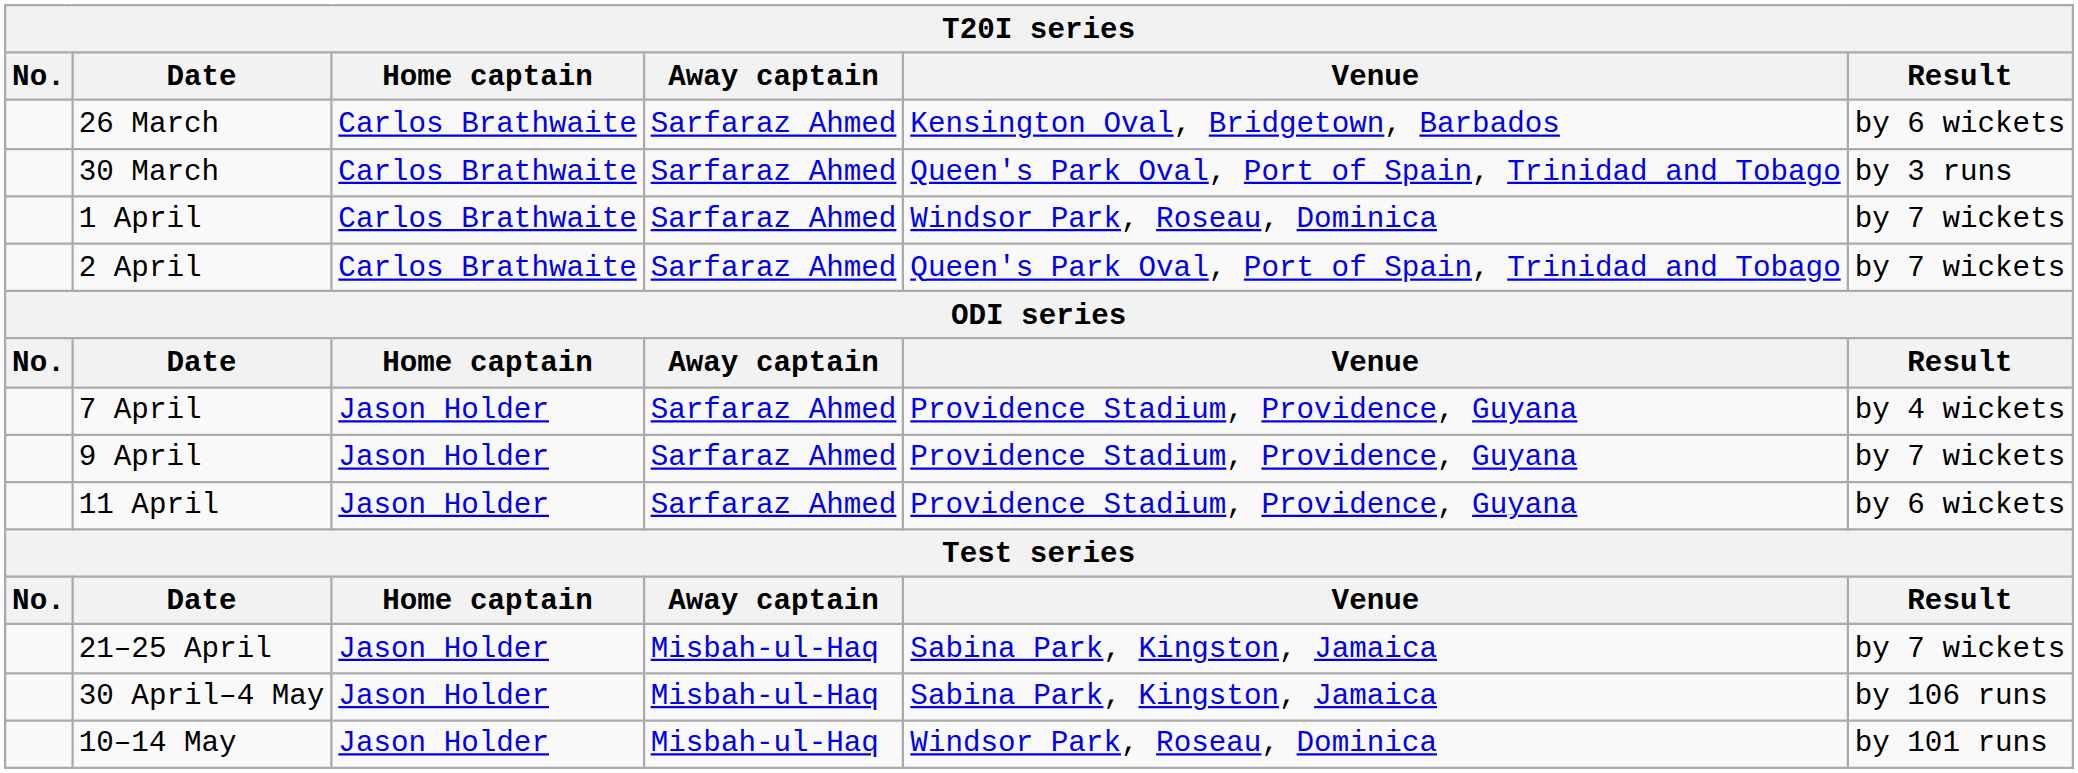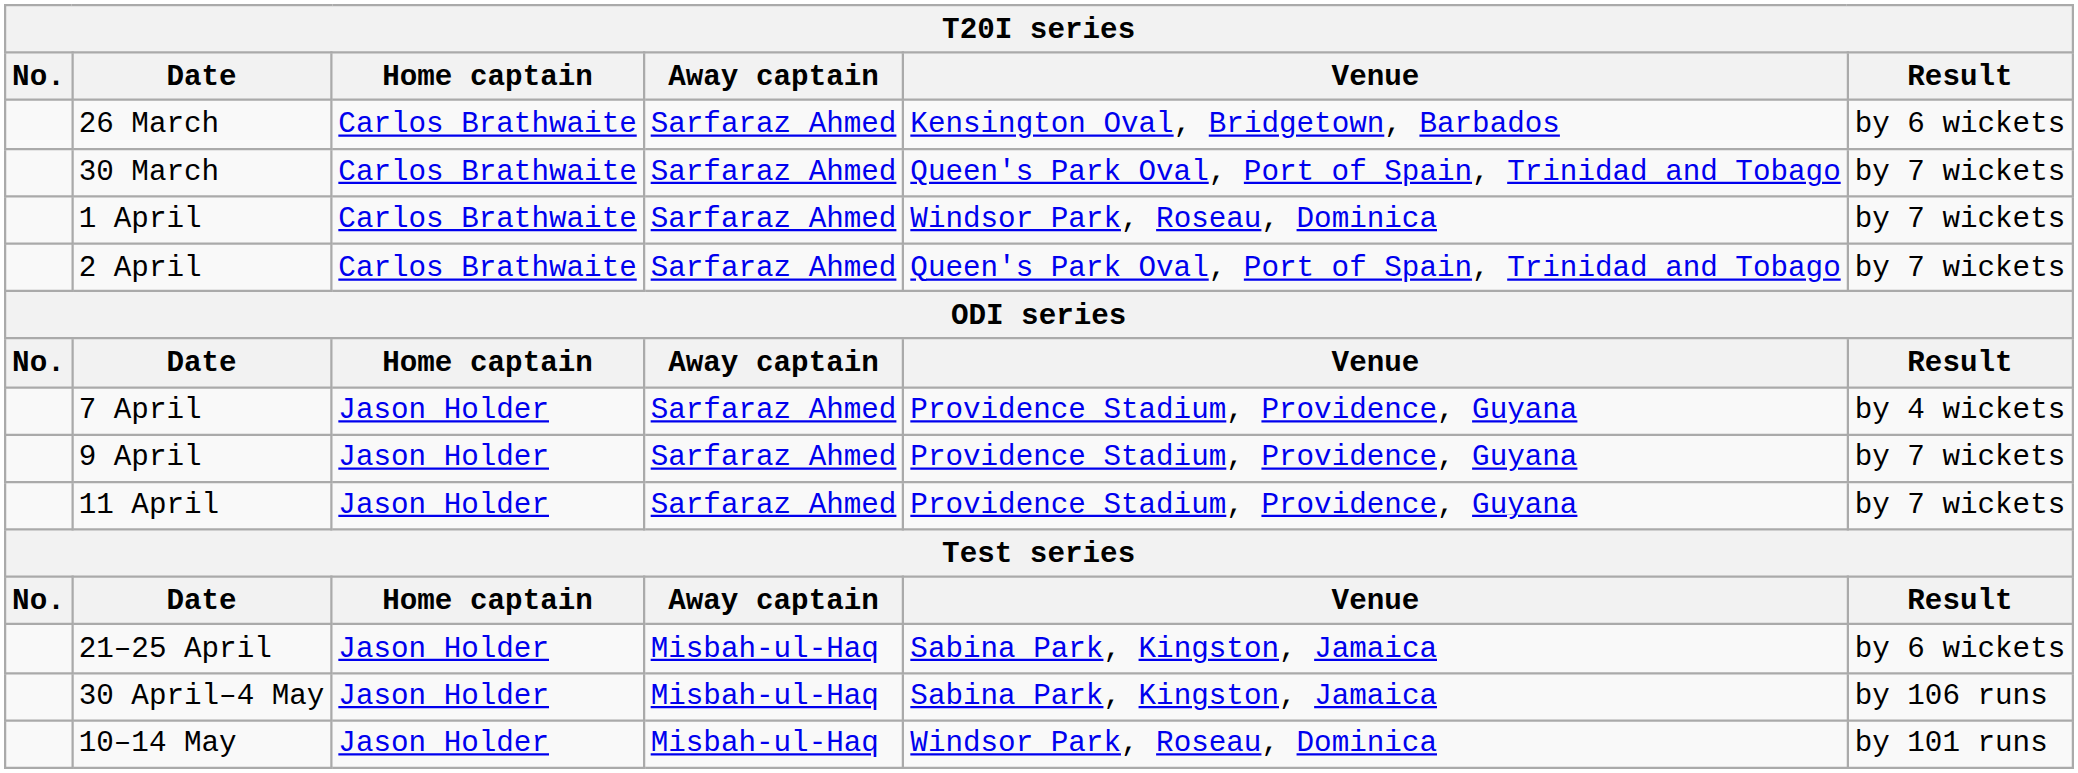(1934, 172) by 3 runs -> (1960, 172) by 7 wickets
(1960, 506) by 6 wickets -> (1960, 506) by 7 wickets
(1960, 649) by 7 wickets -> (1960, 649) by 6 wickets
